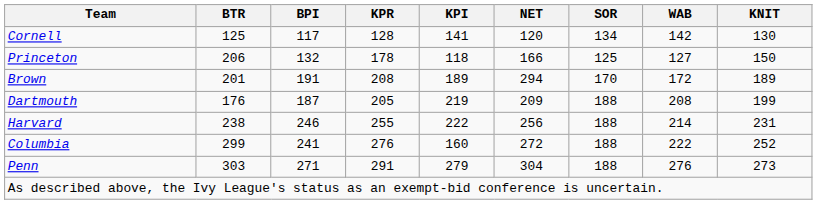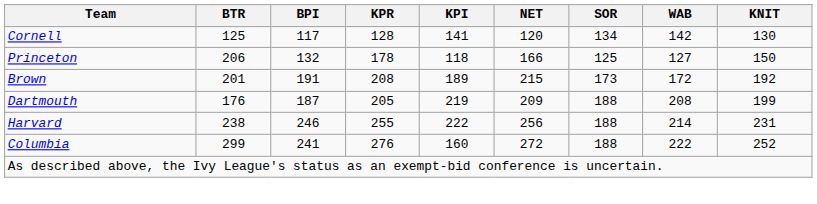(531, 80) 294 -> (531, 80) 215
(606, 80) 170 -> (606, 80) 173
(764, 80) 189 -> (764, 80) 192
- row: (23, 166)
